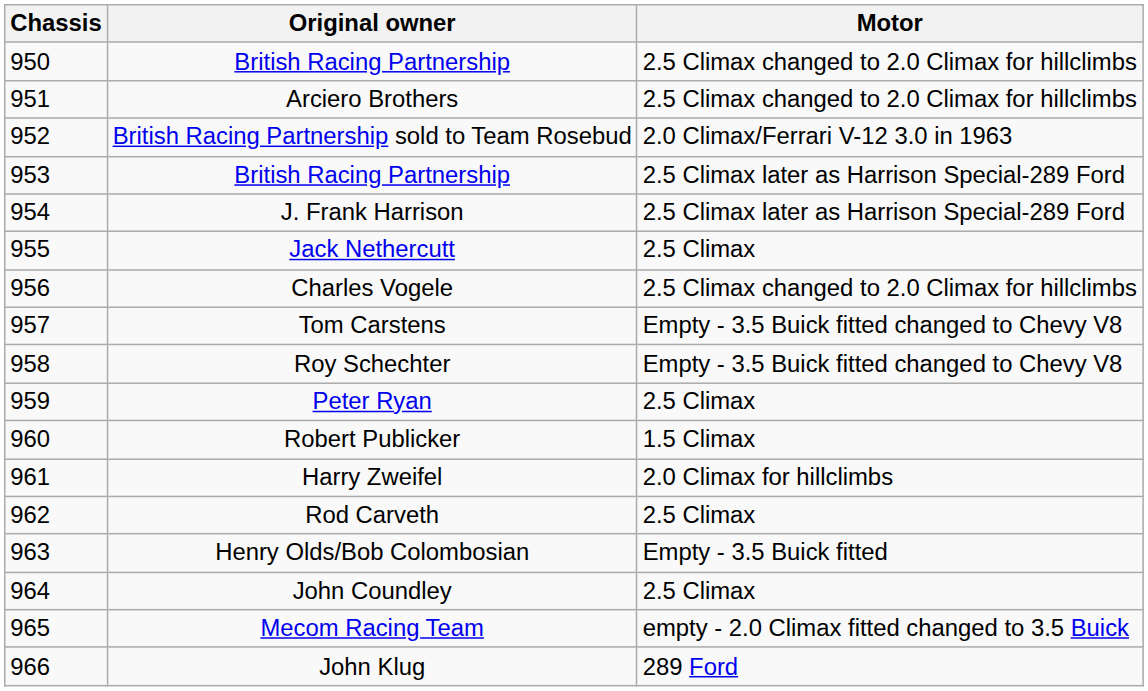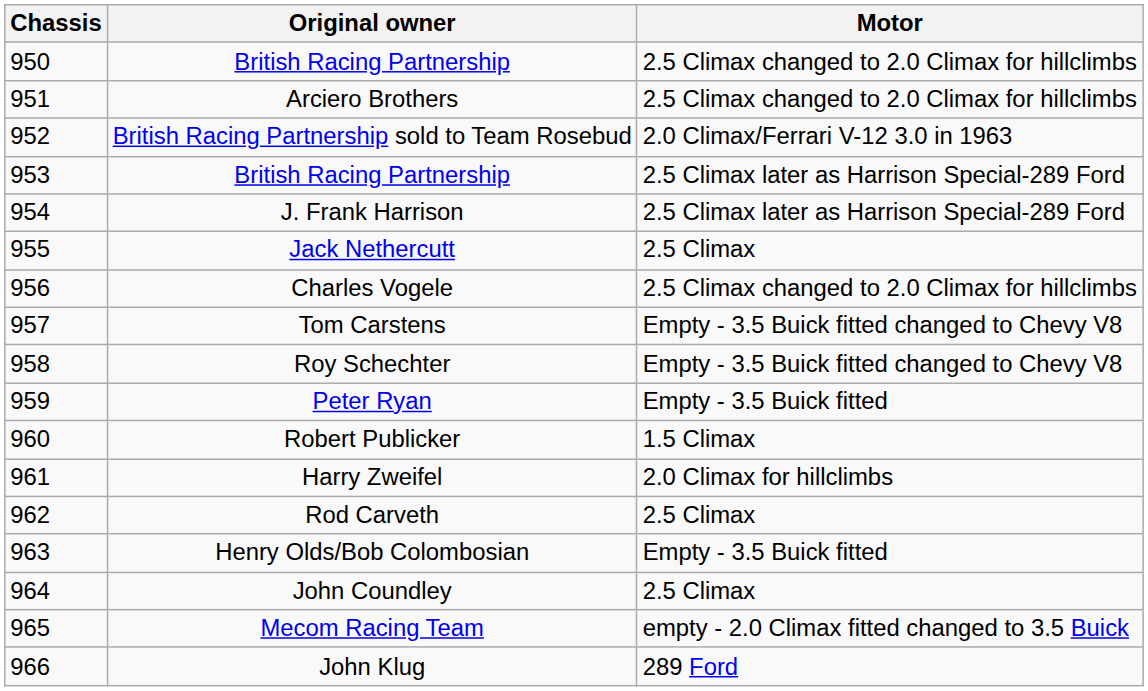(699, 401) 2.5 Climax -> (765, 401) Empty - 3.5 Buick fitted
